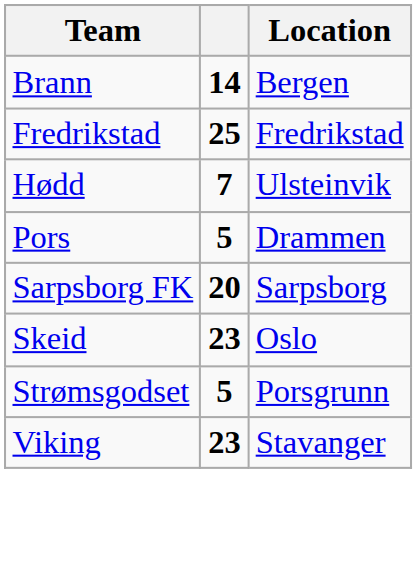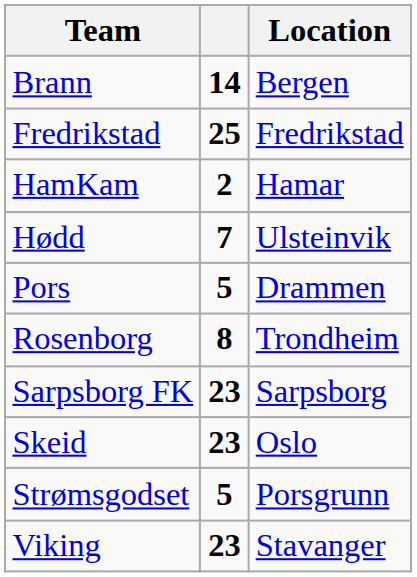+ row: (76, 184)
+ row: (83, 339)
(224, 287) 20 -> (224, 390) 23
